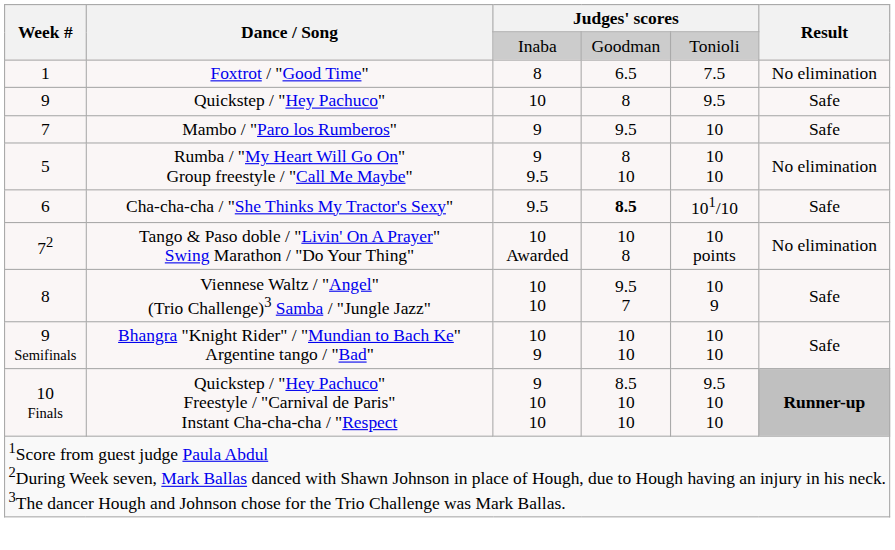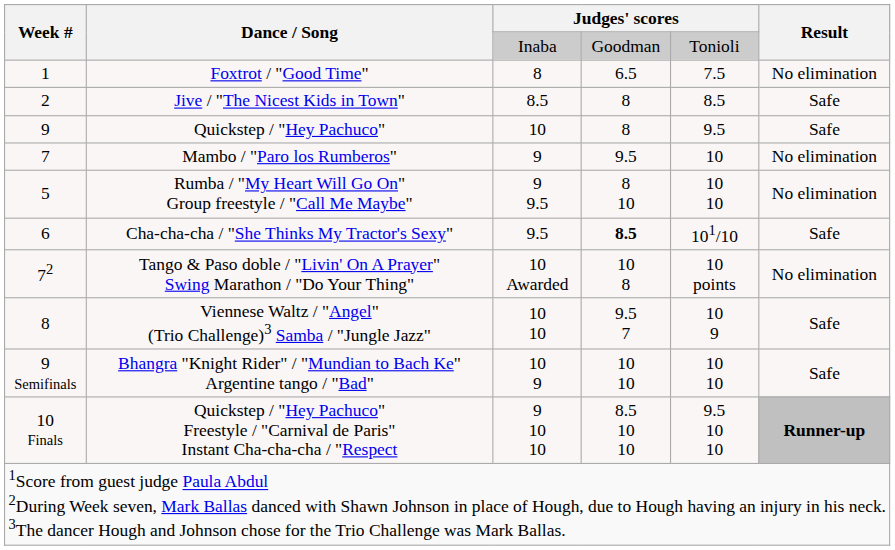+ row: (290, 101)
(824, 128) Safe -> (824, 156) No elimination
